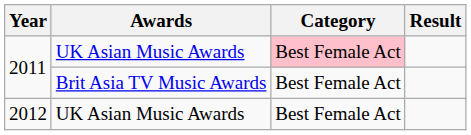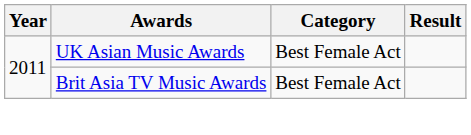(338, 51) pink background -> (338, 51) no background
- row: (28, 114)
